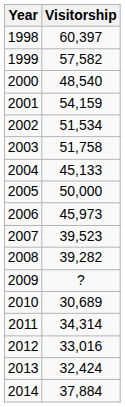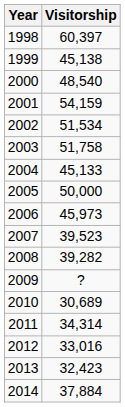(81, 59) 57,582 -> (81, 59) 45,138
(81, 368) 32,424 -> (81, 368) 32,423
